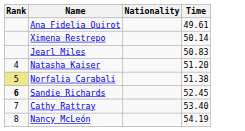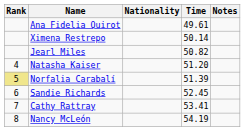+ column: (225, 11)
(196, 52) 50.83 -> (196, 52) 50.82
(196, 79) 51.38 -> (196, 79) 51.39
(16, 92) bold -> (16, 92) normal
(196, 106) 53.40 -> (196, 106) 53.41
